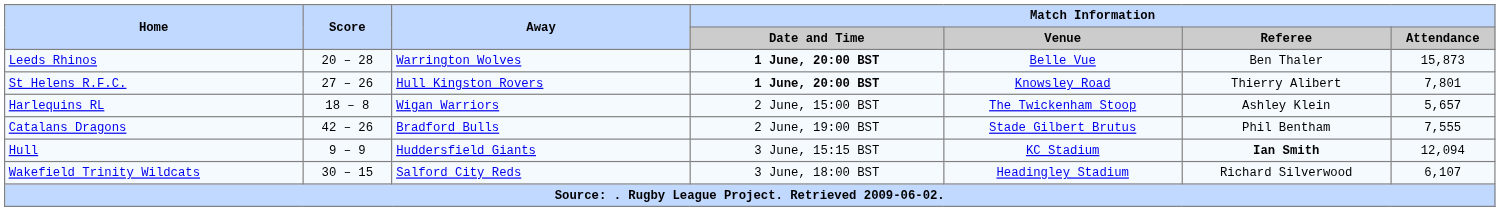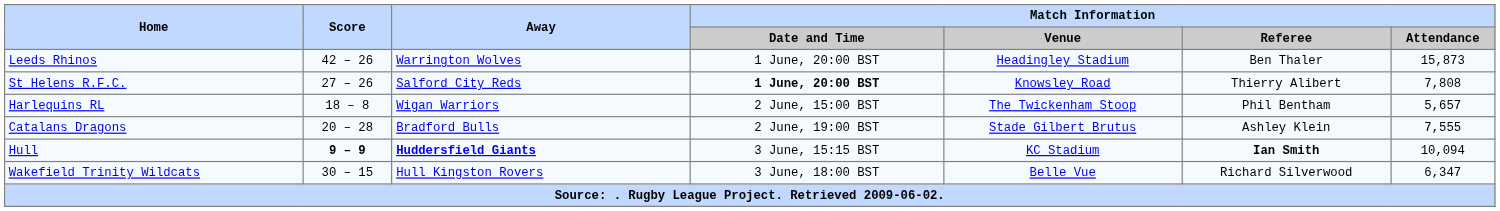(347, 61) 20 – 28 -> (347, 61) 42 – 26
(817, 61) bold -> (817, 61) normal
(1063, 61) Belle Vue -> (1063, 61) Headingley Stadium
(470, 83) Hull Kingston Rovers -> (459, 83) Salford City Reds
(1443, 83) 7,801 -> (1443, 83) 7,808
(1286, 105) Ashley Klein -> (1286, 105) Phil Bentham
(347, 128) 42 – 26 -> (347, 128) 20 – 28
(1286, 128) Phil Bentham -> (1286, 128) Ashley Klein
(347, 150) normal -> (347, 150) bold
(466, 150) normal -> (466, 150) bold
(1443, 150) 12,094 -> (1443, 150) 10,094
(459, 173) Salford City Reds -> (470, 173) Hull Kingston Rovers
(1063, 173) Headingley Stadium -> (1063, 173) Belle Vue
(1443, 173) 6,107 -> (1443, 173) 6,347
